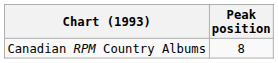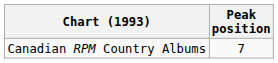(241, 48) 8 -> (241, 48) 7
